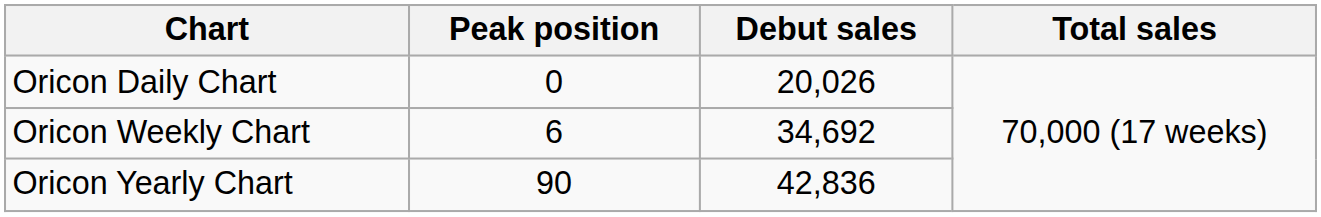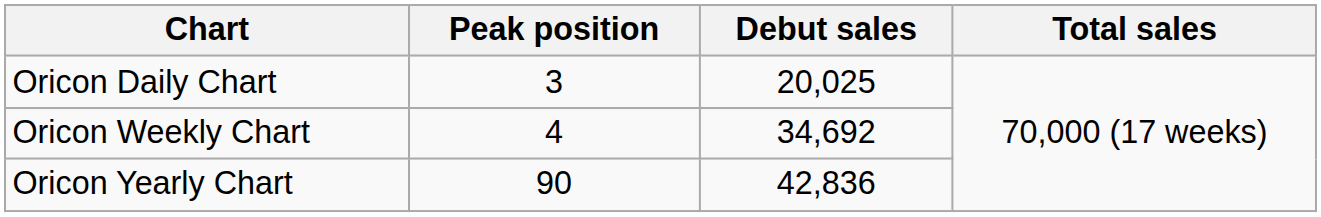(554, 81) 0 -> (554, 81) 3
(826, 81) 20,026 -> (826, 81) 20,025
(554, 132) 6 -> (554, 132) 4
